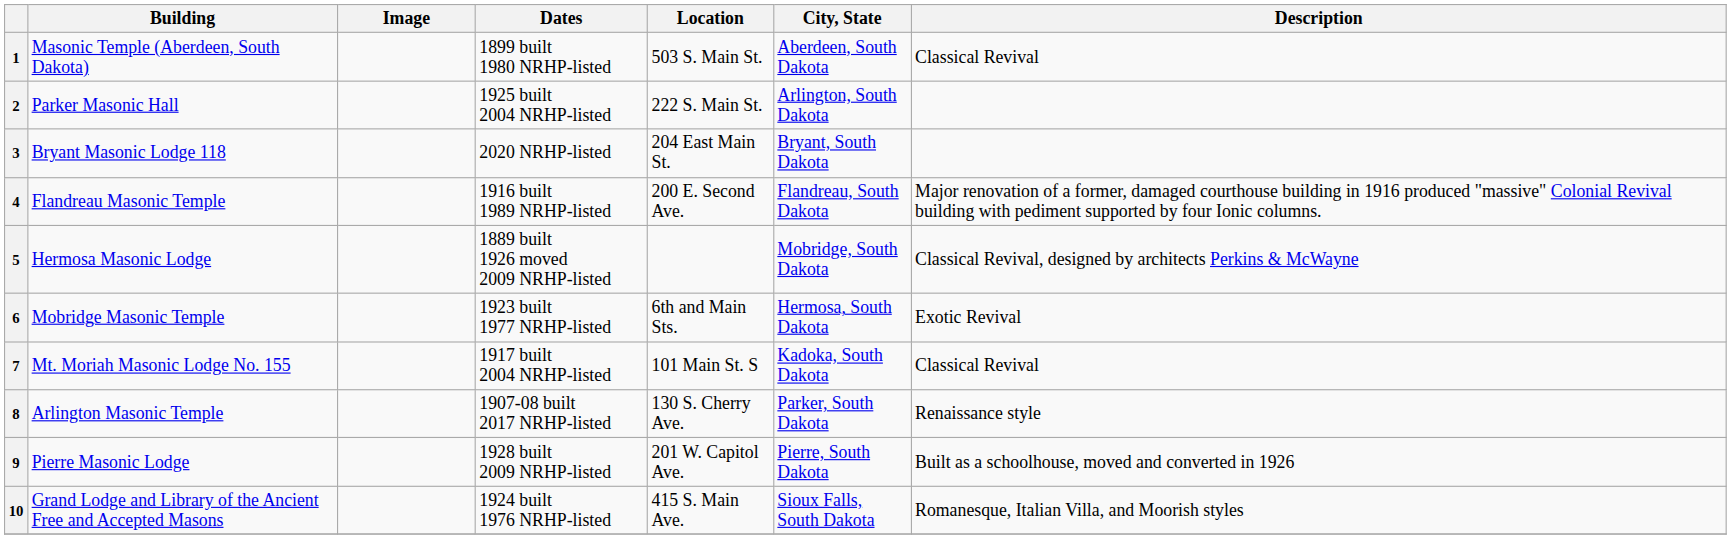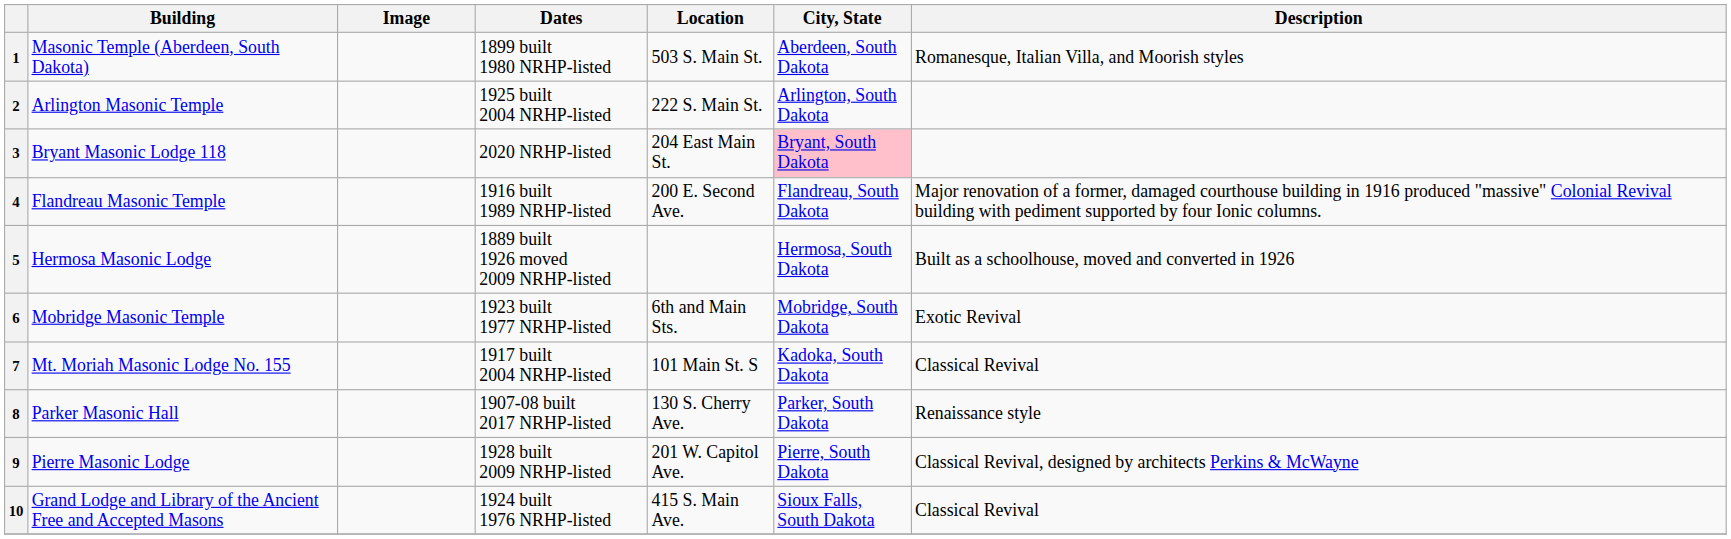(977, 56) Classical Revival -> (1079, 56) Romanesque, Italian Villa, and Moorish styles
(105, 104) Parker Masonic Hall -> (128, 104) Arlington Masonic Temple
(827, 153) no background -> (827, 153) pink background
(838, 259) Mobridge, South Dakota -> (835, 259) Hermosa, South Dakota
(1137, 259) Classical Revival, designed by architects Perkins & McWayne -> (1105, 259) Built as a schoolhouse, moved and converted in 1926
(835, 317) Hermosa, South Dakota -> (838, 317) Mobridge, South Dakota
(128, 413) Arlington Masonic Temple -> (105, 413) Parker Masonic Hall
(1105, 461) Built as a schoolhouse, moved and converted in 1926 -> (1137, 461) Classical Revival, designed by architects Perkins & McWayne
(1079, 510) Romanesque, Italian Villa, and Moorish styles -> (977, 510) Classical Revival
